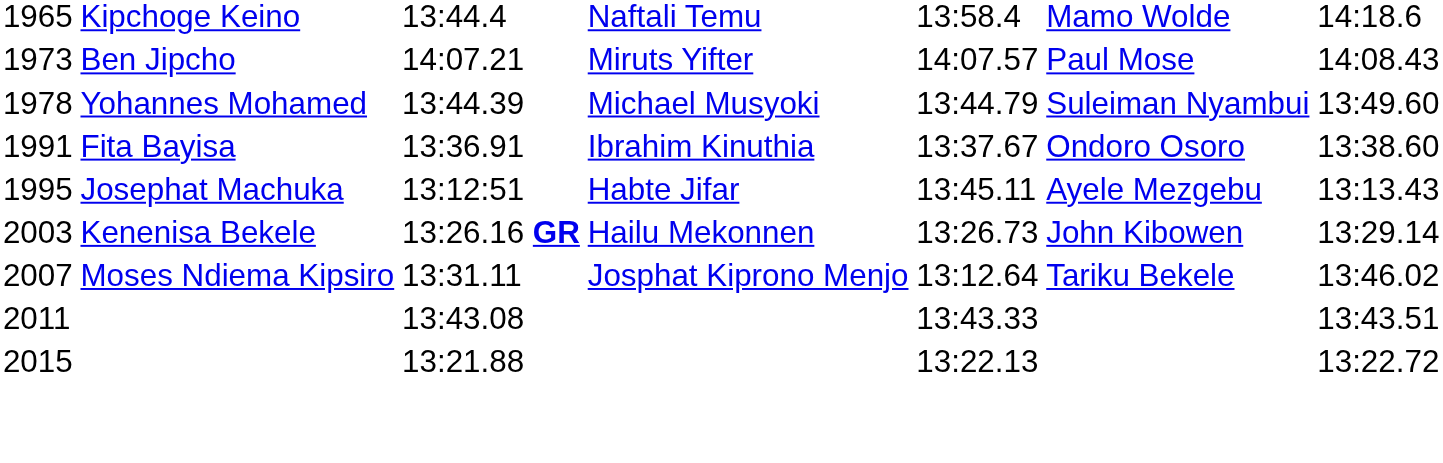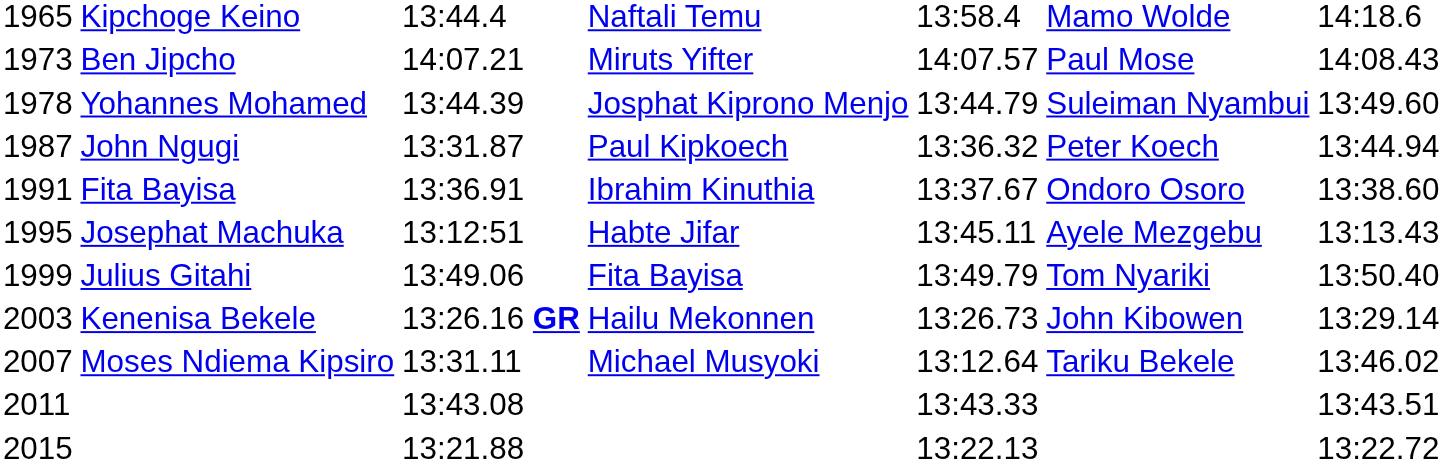(704, 103) Michael Musyoki -> (748, 103) Josphat Kiprono Menjo
+ row: (38, 146)
+ row: (38, 275)
(748, 275) Josphat Kiprono Menjo -> (704, 362) Michael Musyoki
